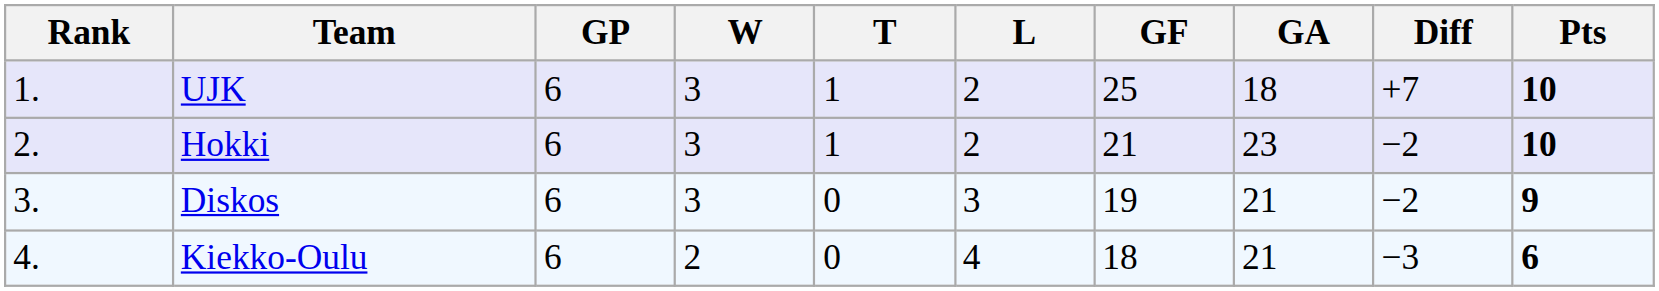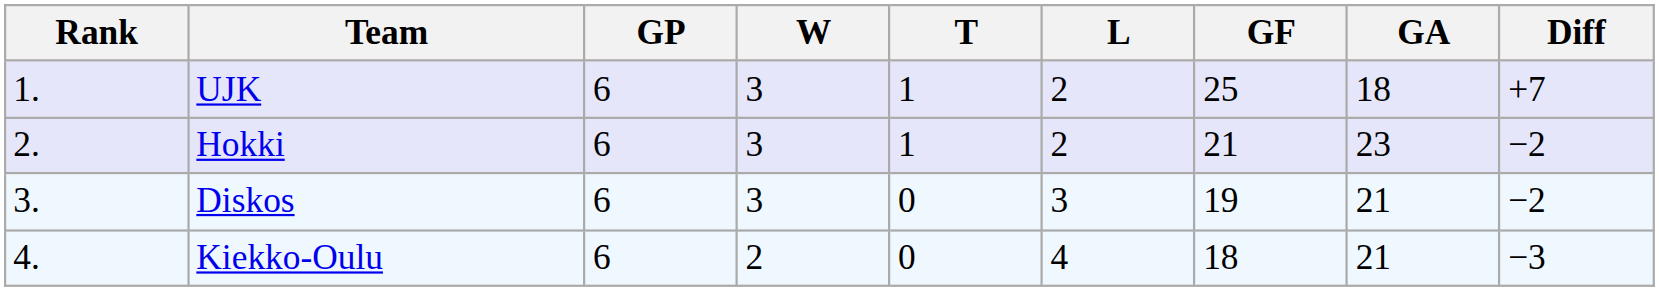- column: (1583, 32)
